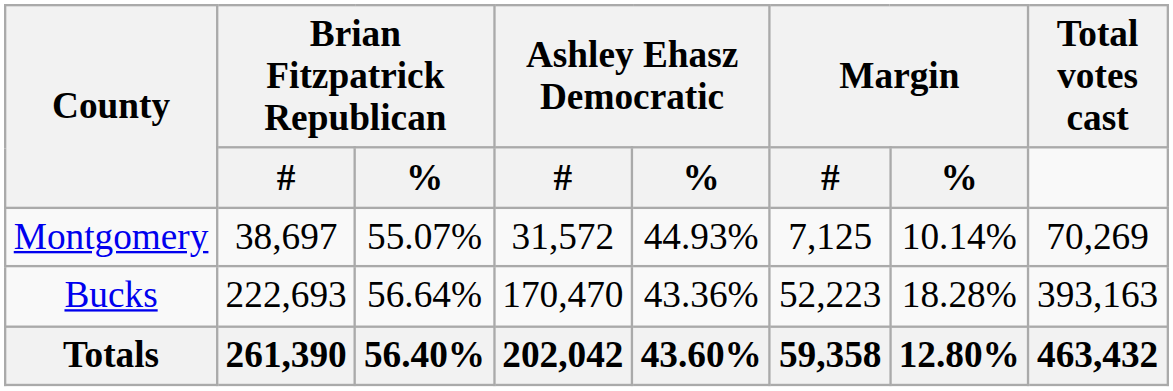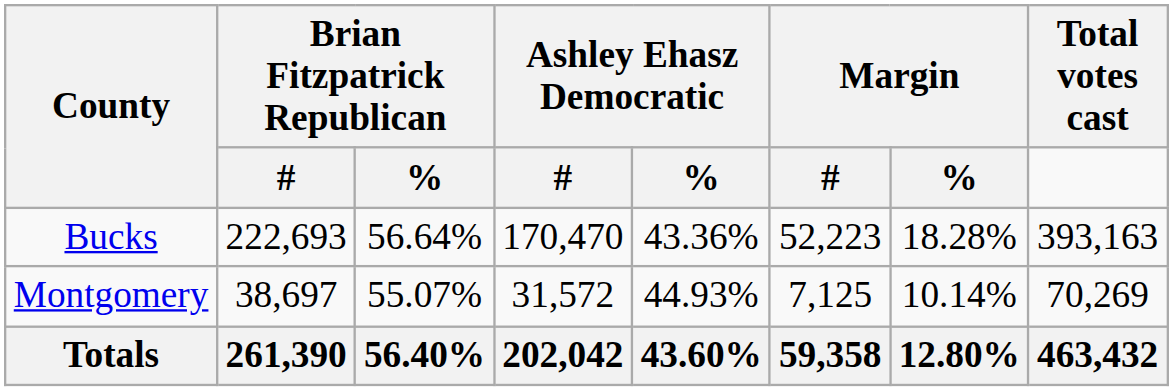rows swapped: (111, 295) <-> (111, 236)
